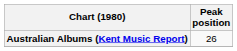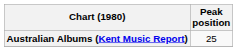(211, 38) 26 -> (211, 38) 25
